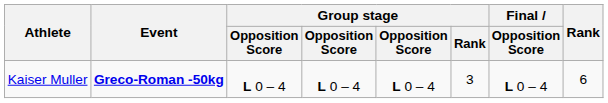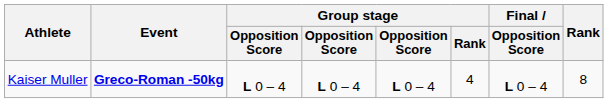(470, 80) 3 -> (470, 80) 4
(583, 80) 6 -> (583, 80) 8
